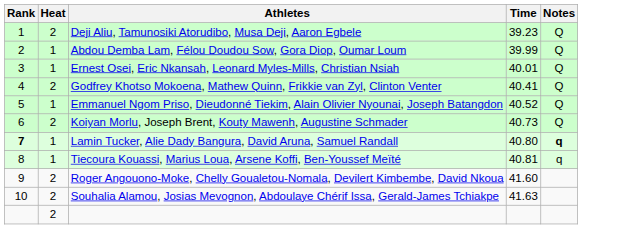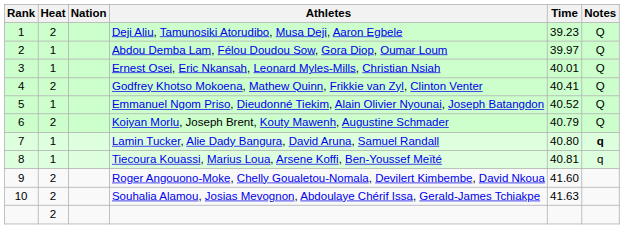+ column: (89, 13)
(523, 50) 39.99 -> (565, 50) 39.97
(523, 123) 40.73 -> (565, 123) 40.79
(21, 141) bold -> (21, 141) normal
